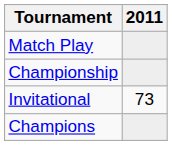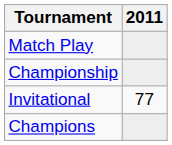(144, 99) 73 -> (144, 99) 77
